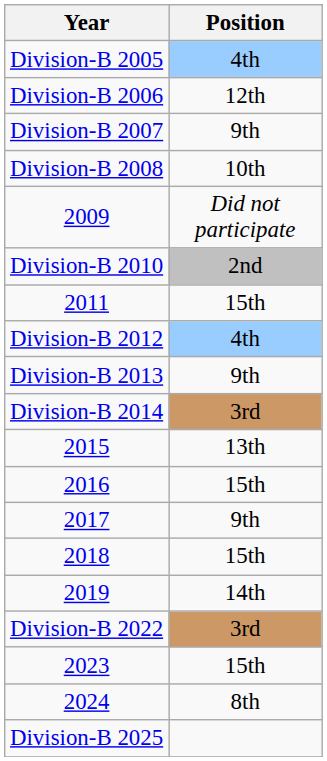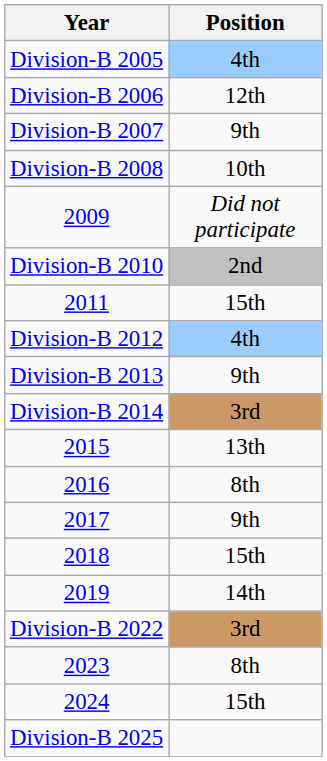(245, 483) 15th -> (245, 483) 8th
(245, 665) 15th -> (245, 665) 8th
(245, 701) 8th -> (245, 701) 15th
